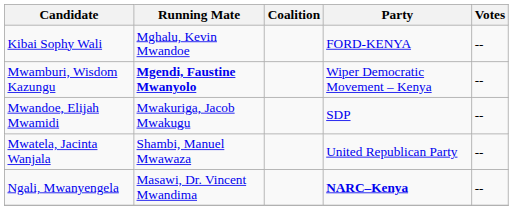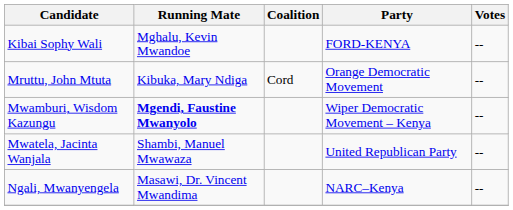+ row: (59, 79)
- row: (53, 115)
(367, 187) bold -> (365, 187) normal
